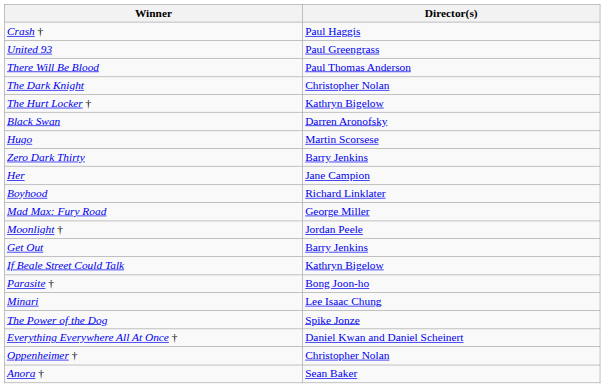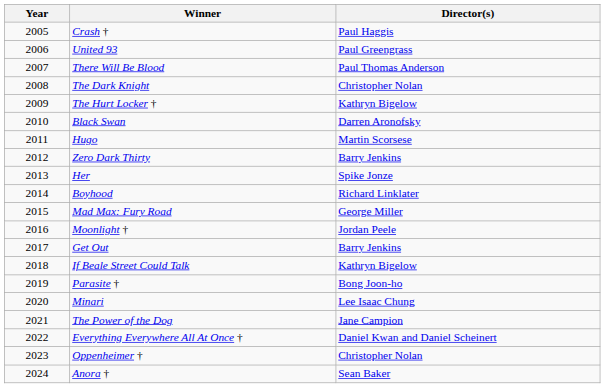+ column: (37, 13)
(338, 175) Jane Campion -> (366, 175) Spike Jonze
(332, 319) Spike Jonze -> (371, 319) Jane Campion
